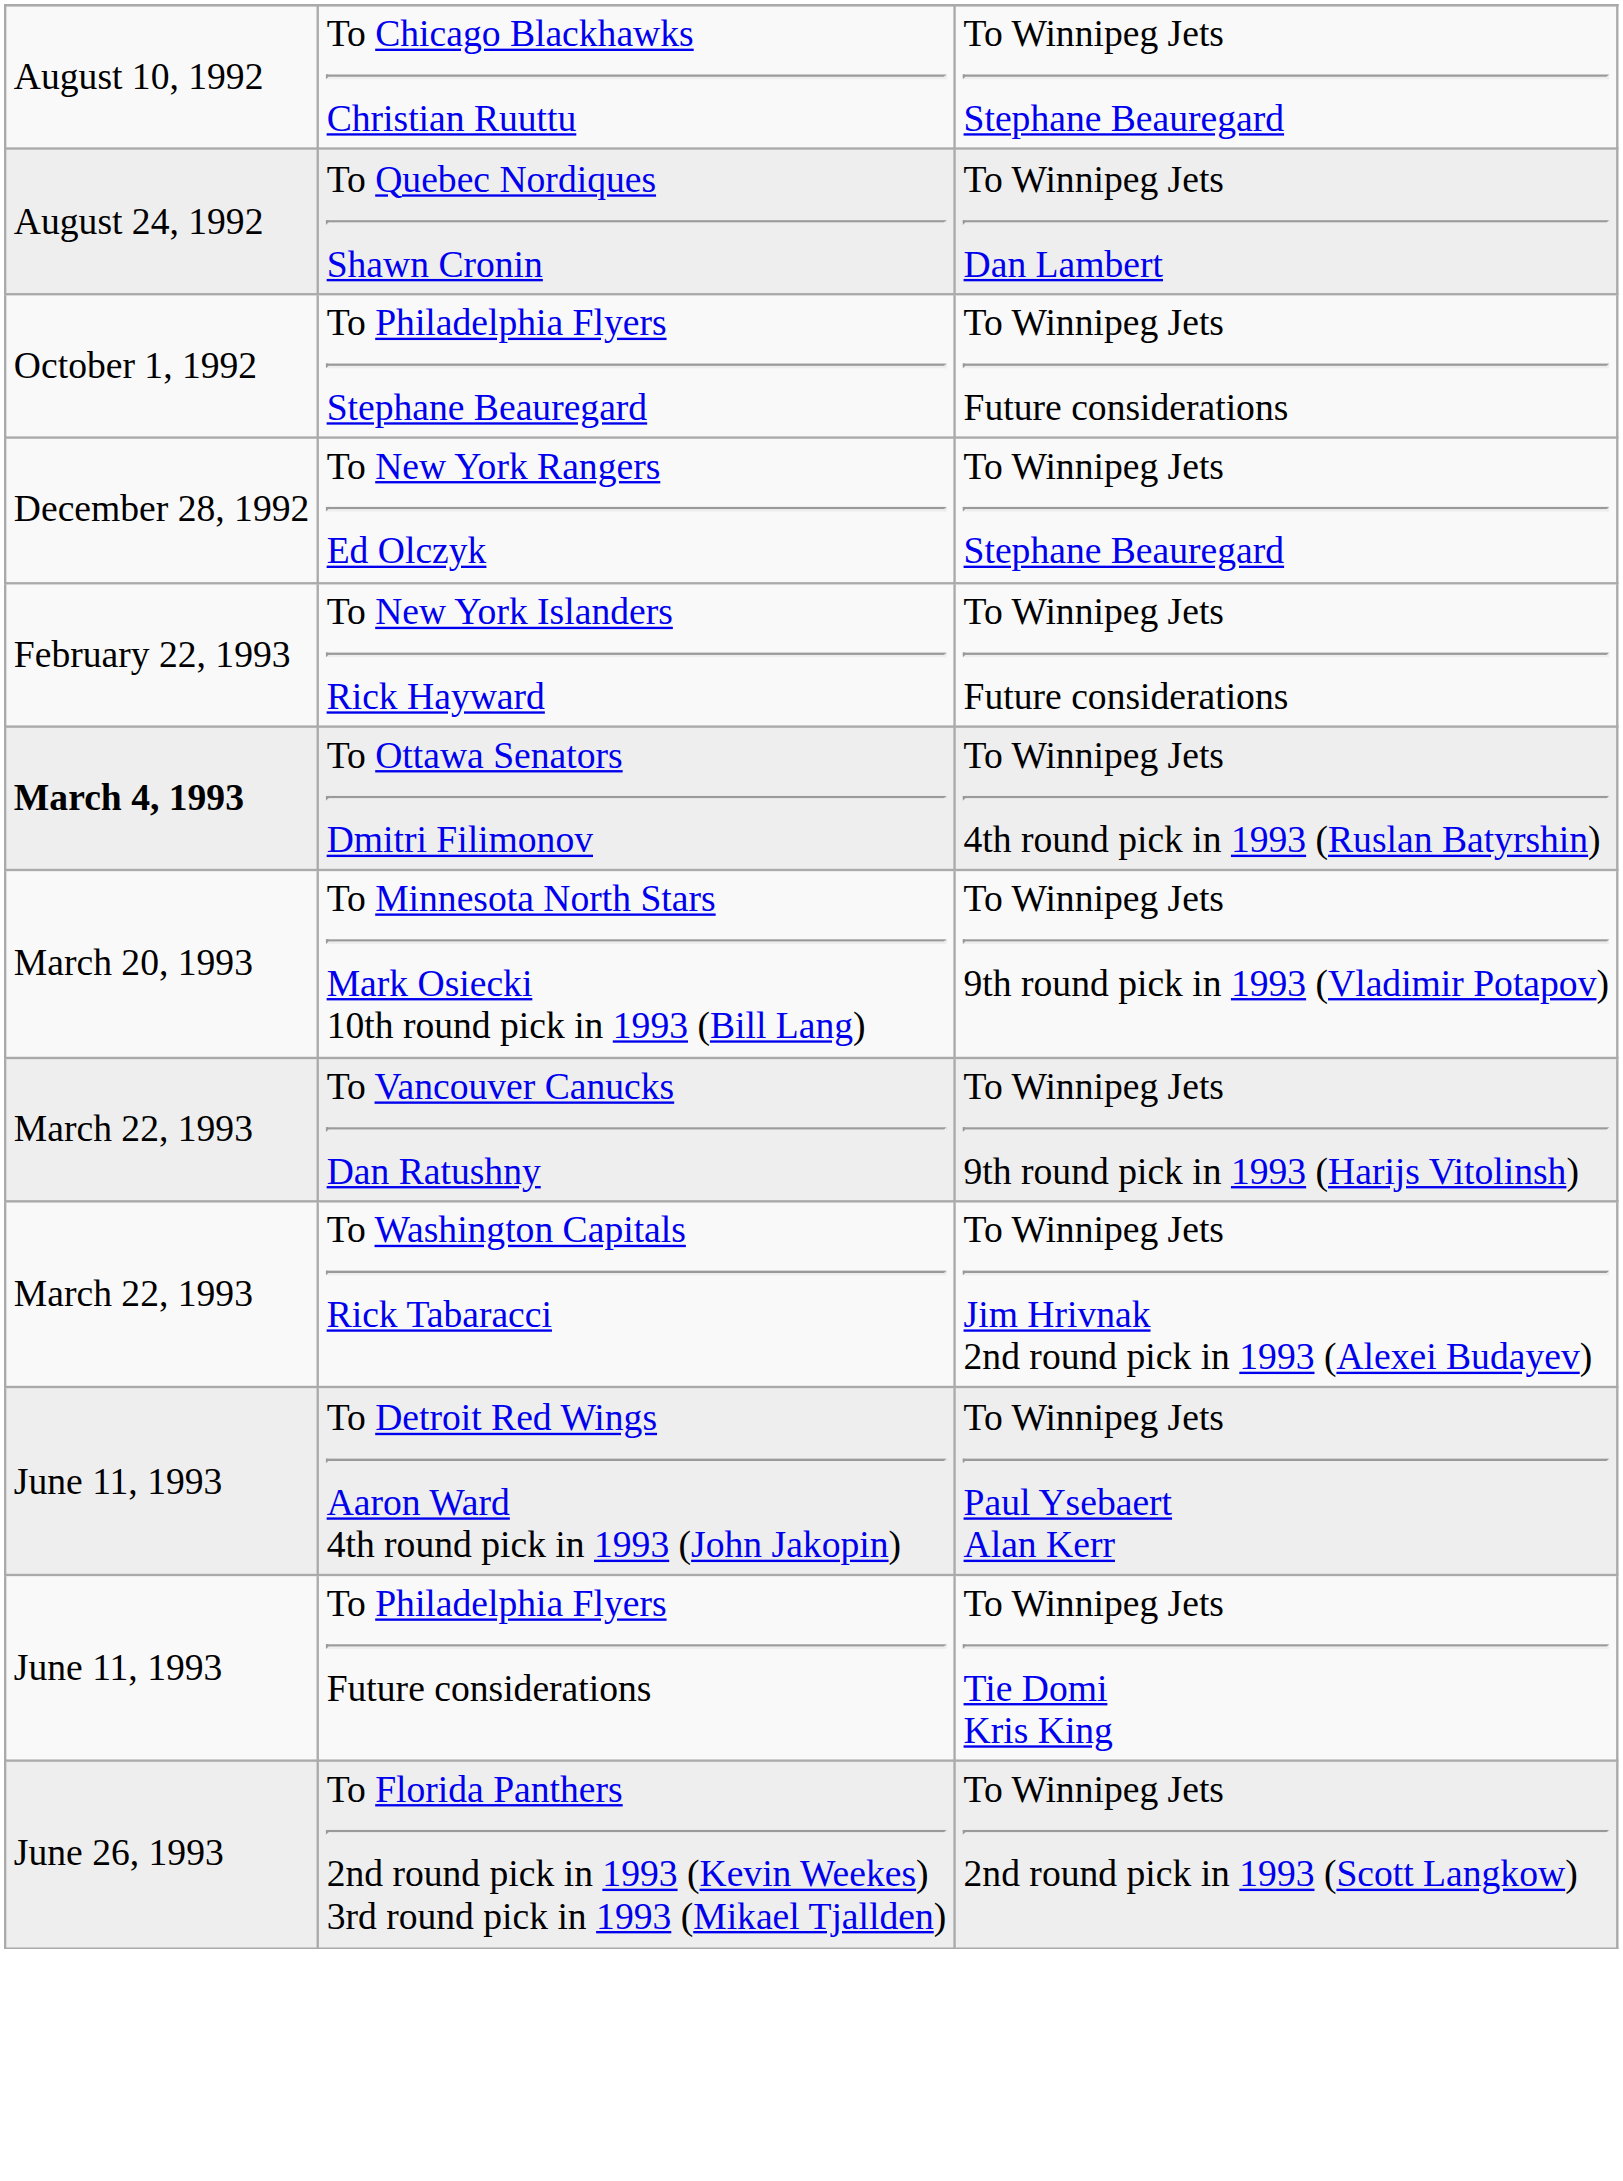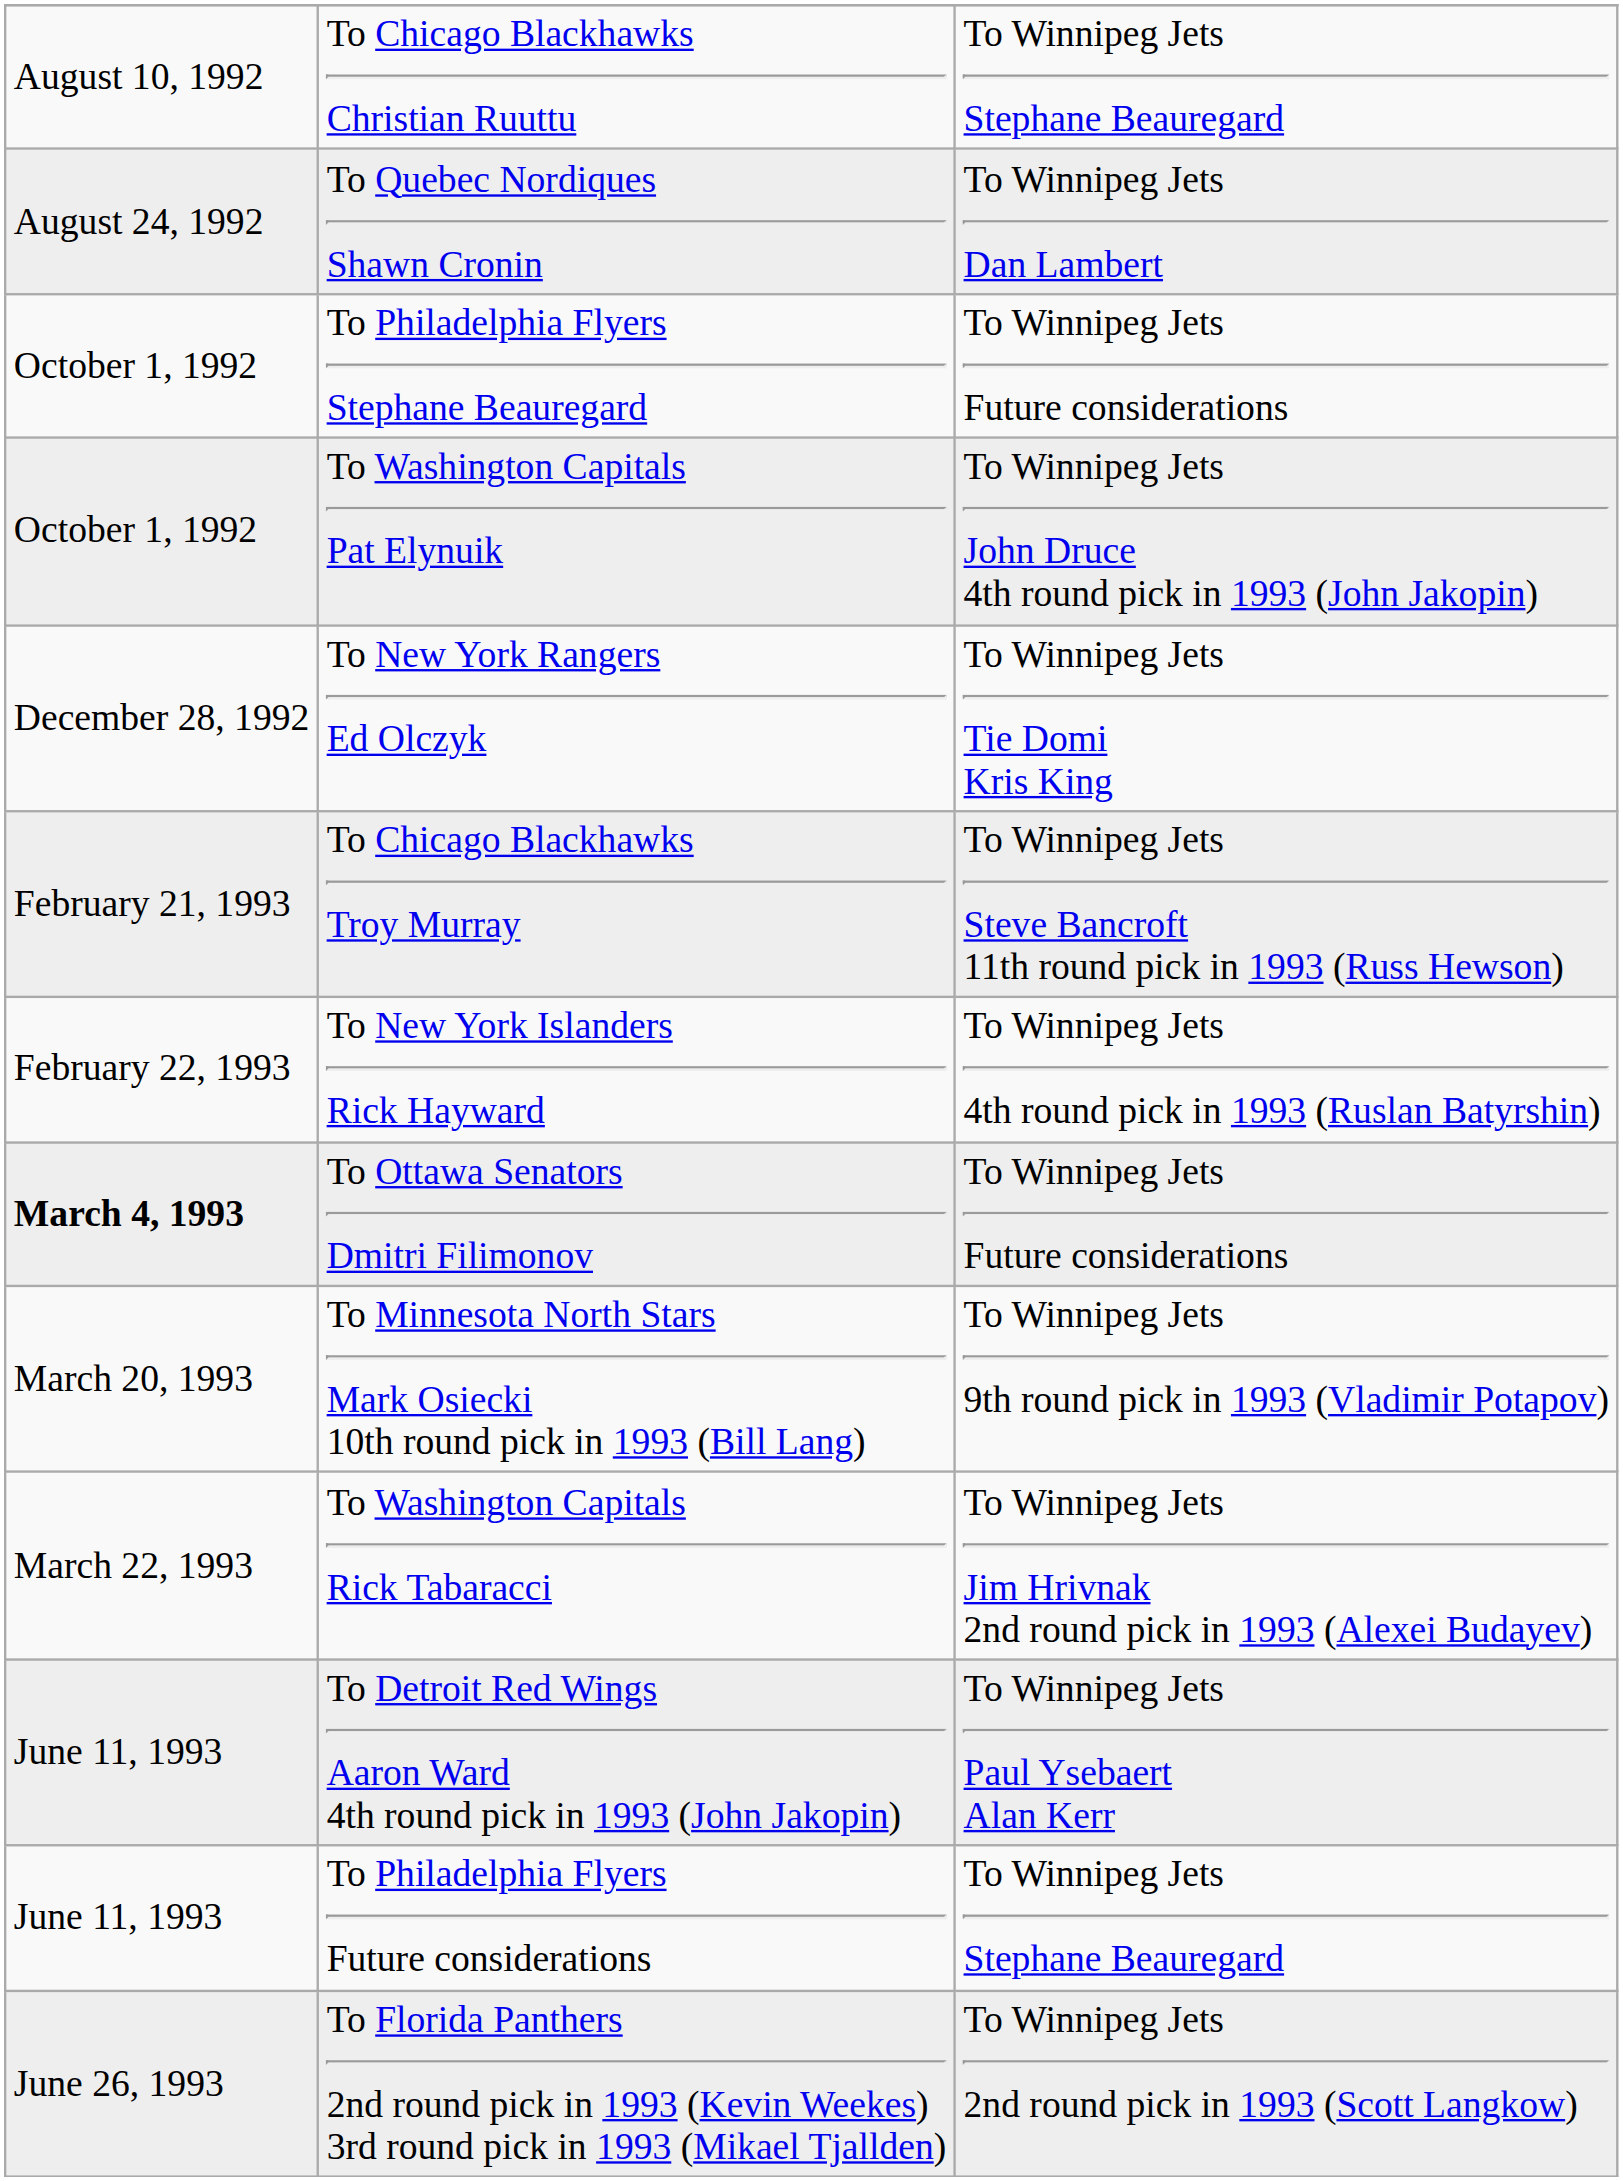+ row: (636, 509)
(1286, 509) To Winnipeg Jets Stephane Beauregard -> (1286, 716) To Winnipeg Jets Tie Domi Kris King
+ row: (636, 882)
(1286, 653) To Winnipeg Jets Future considerations -> (1286, 1068) To Winnipeg Jets 4th round pick in 1993 (Ruslan Batyrshin)
(1286, 797) To Winnipeg Jets 4th round pick in 1993 (Ruslan Batyrshin) -> (1286, 1213) To Winnipeg Jets Future considerations
- row: (636, 1128)
(1286, 1666) To Winnipeg Jets Tie Domi Kris King -> (1286, 1916) To Winnipeg Jets Stephane Beauregard
